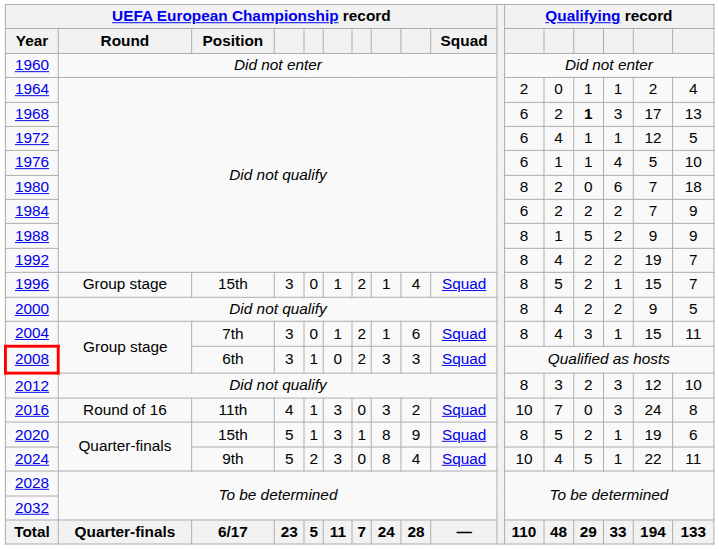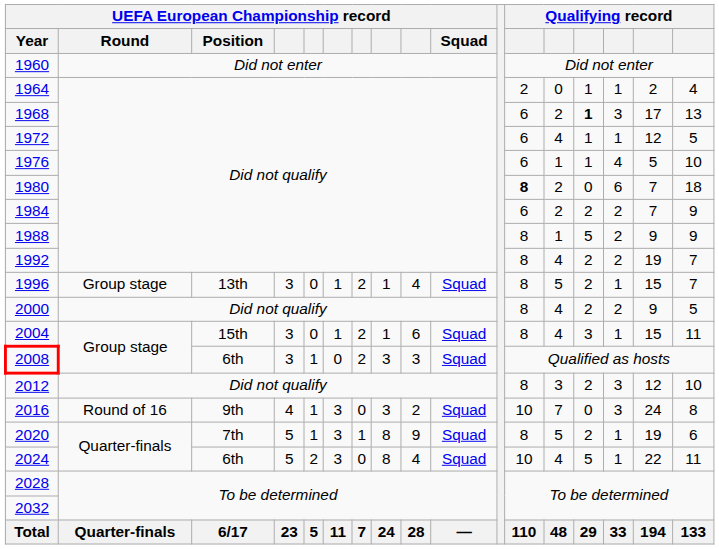(524, 187) normal -> (524, 187) bold
(233, 284) 15th -> (233, 284) 13th
(233, 333) 7th -> (233, 333) 15th
(233, 410) 11th -> (233, 410) 9th
(233, 434) 15th -> (233, 434) 7th
(233, 458) 9th -> (233, 458) 6th
